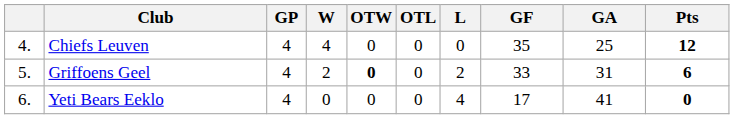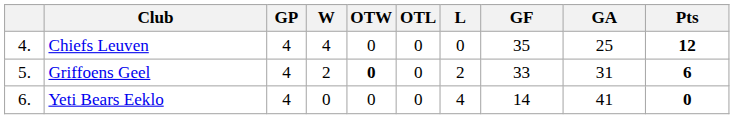(522, 99) 17 -> (522, 99) 14
